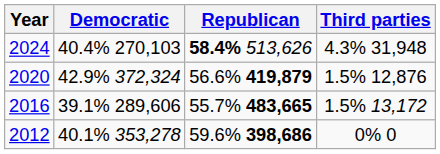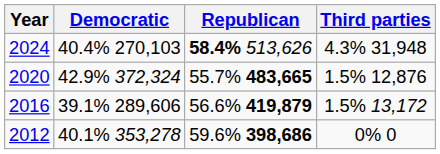(251, 77) 56.6% 419,879 -> (251, 77) 55.7% 483,665
(251, 106) 55.7% 483,665 -> (251, 106) 56.6% 419,879
